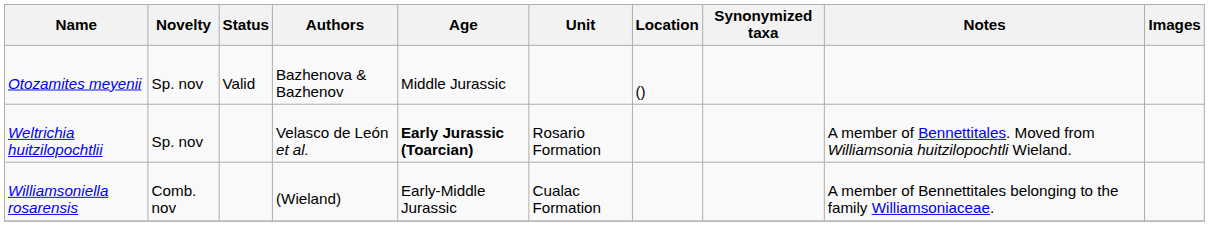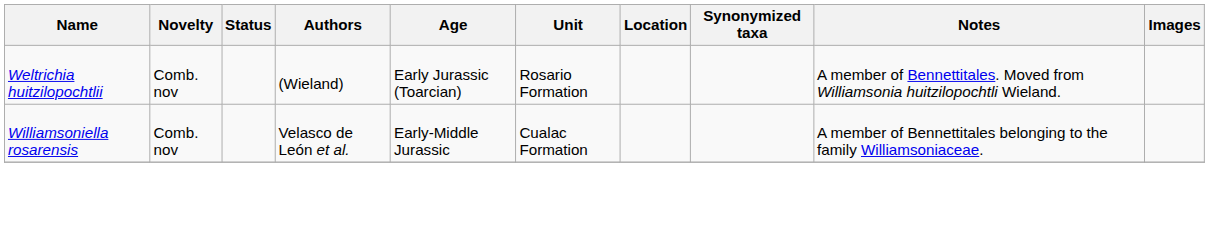- row: (75, 83)
(177, 141) Sp. nov -> (176, 83) Comb. nov
(332, 141) Velasco de León et al. -> (311, 83) (Wieland)
(453, 141) bold -> (441, 83) normal
(308, 200) (Wieland) -> (316, 141) Velasco de León et al.
